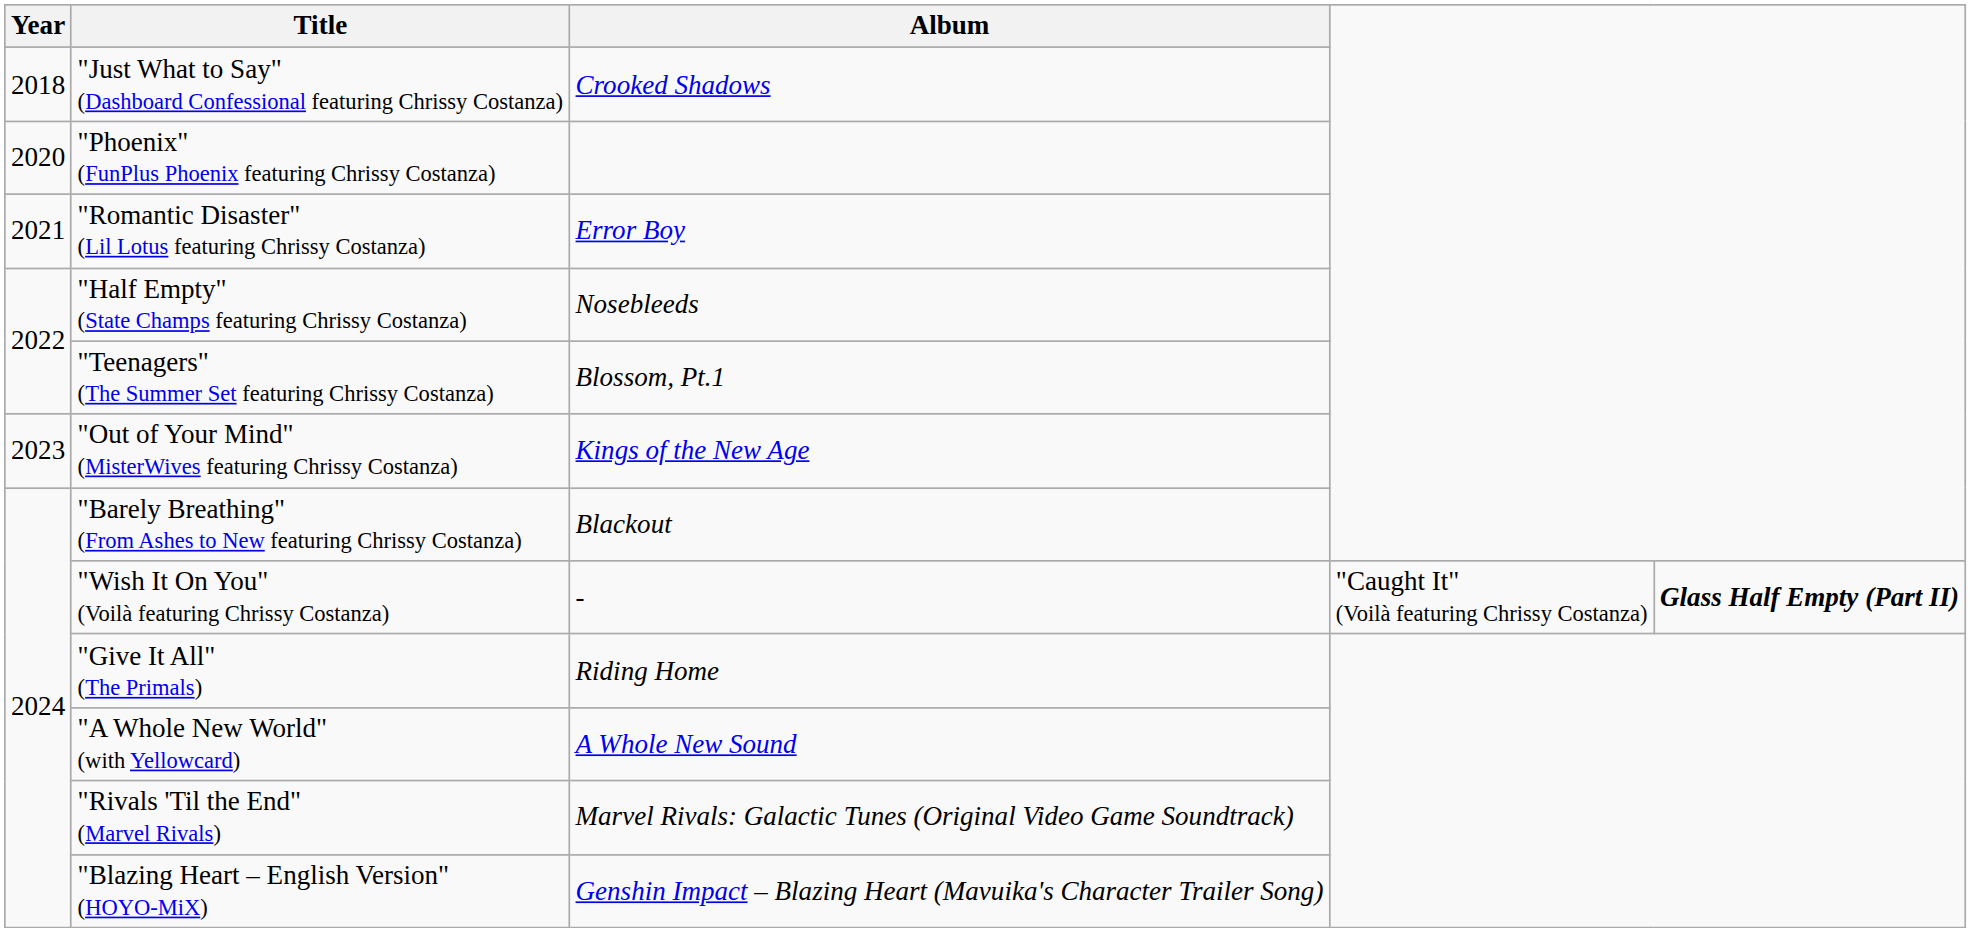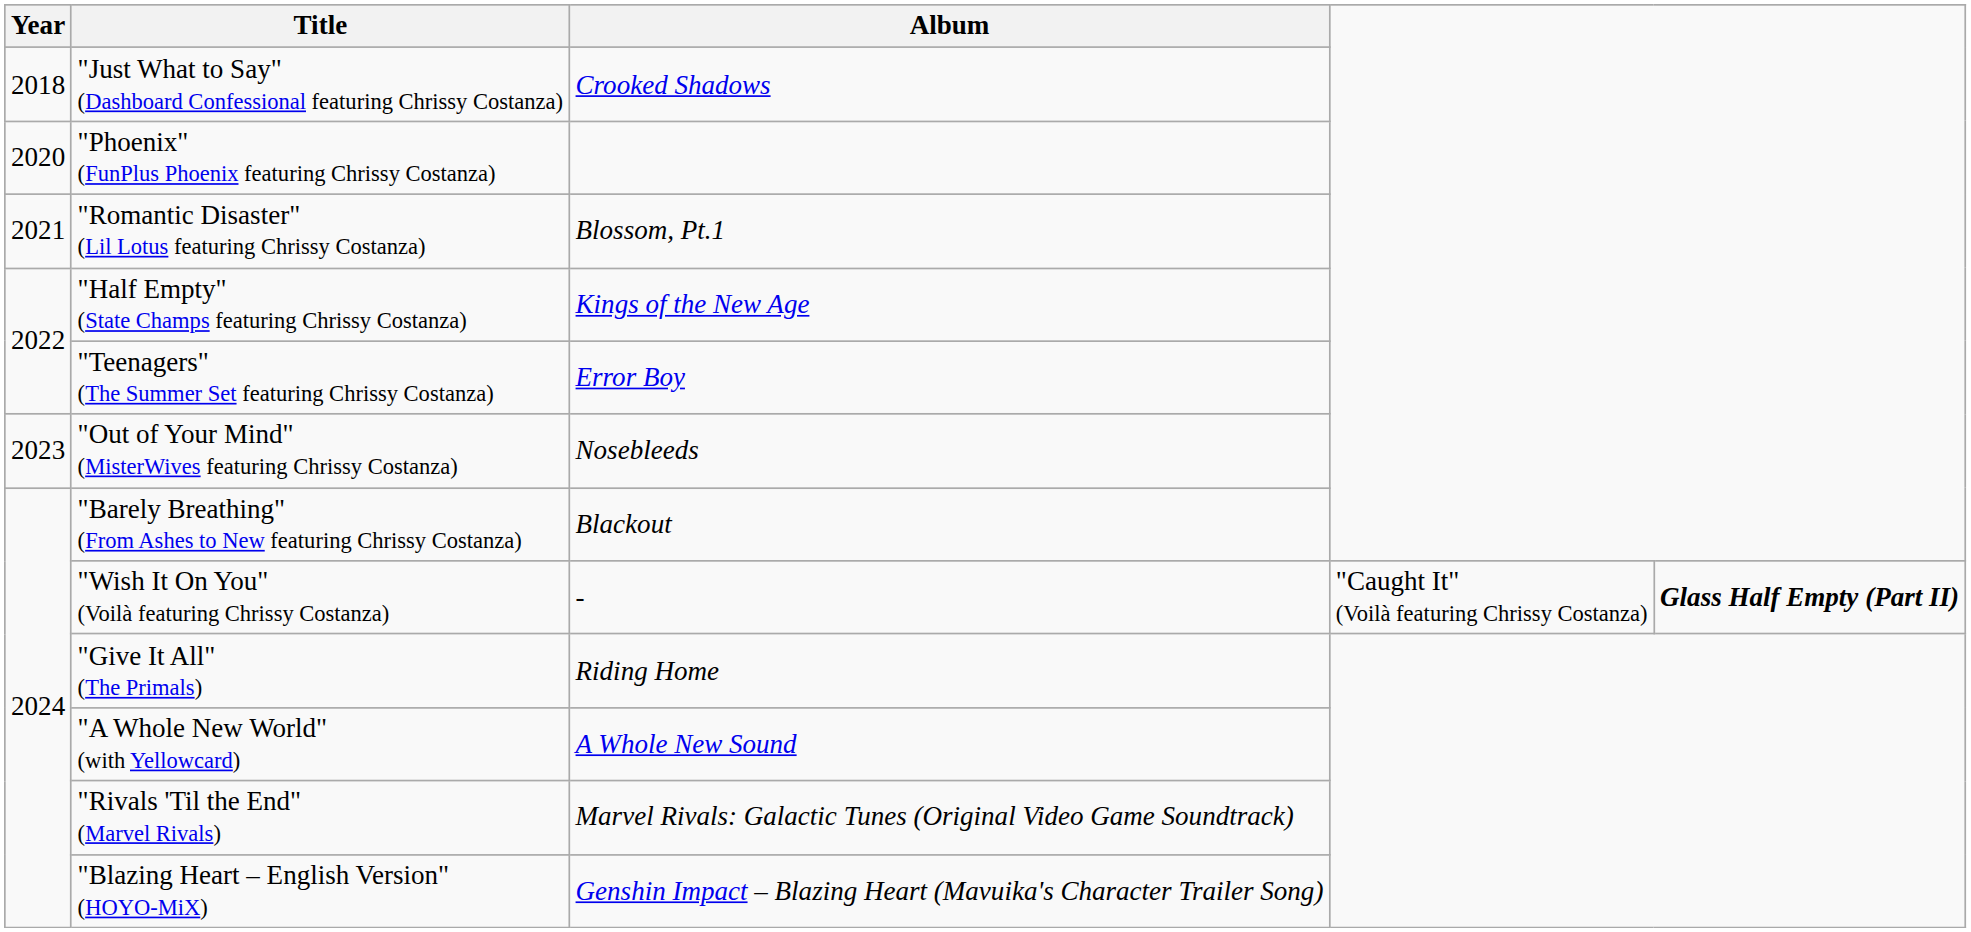(630, 230) Error Boy -> (650, 230) Blossom, Pt.1
(637, 303) Nosebleeds -> (692, 303) Kings of the New Age
(650, 377) Blossom, Pt.1 -> (630, 377) Error Boy
(692, 450) Kings of the New Age -> (637, 450) Nosebleeds
